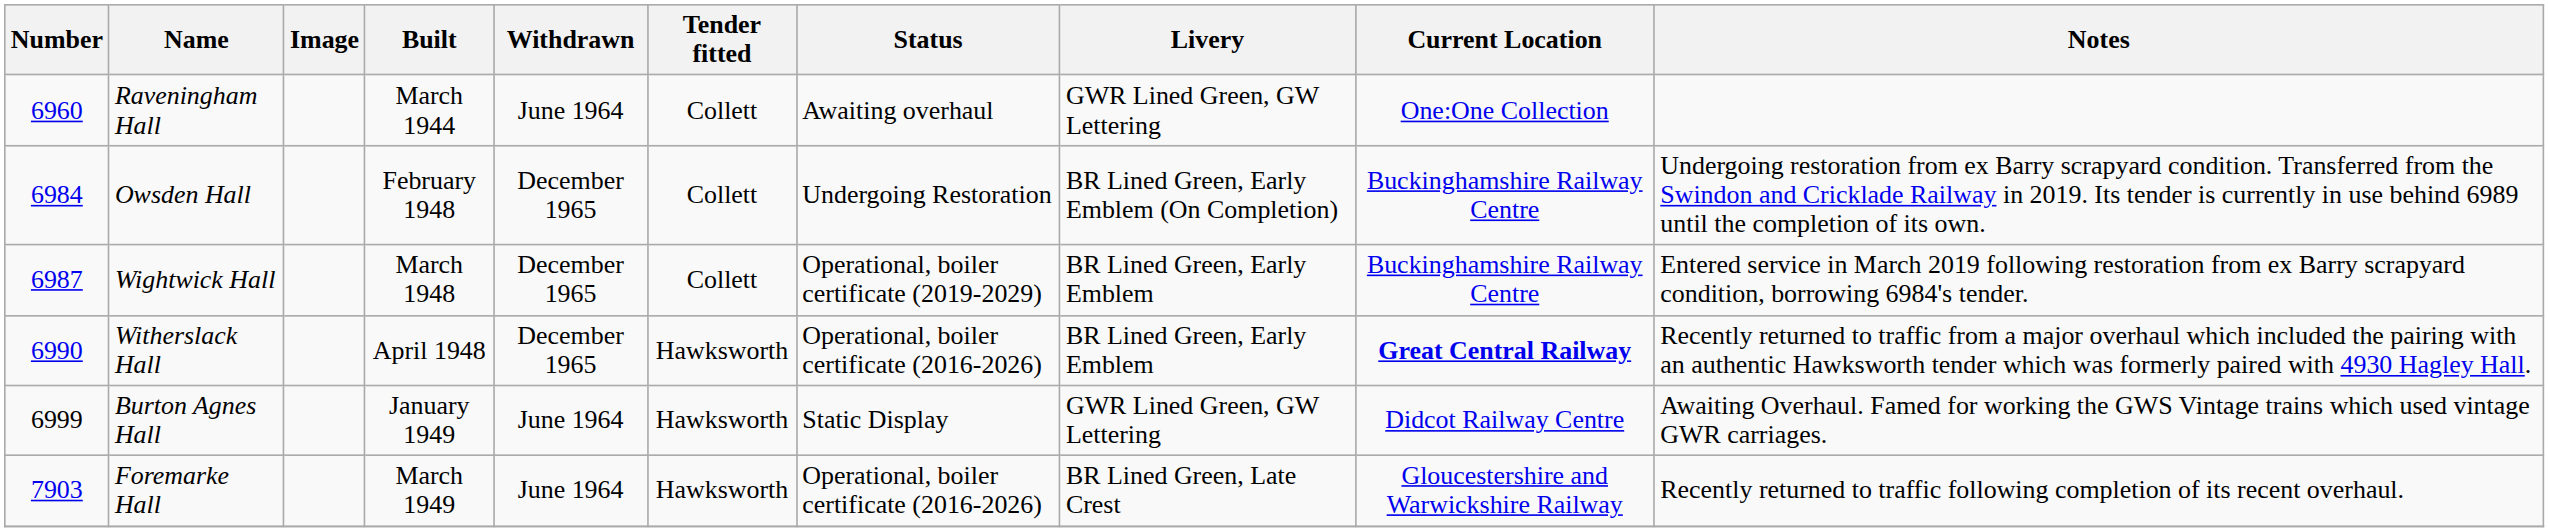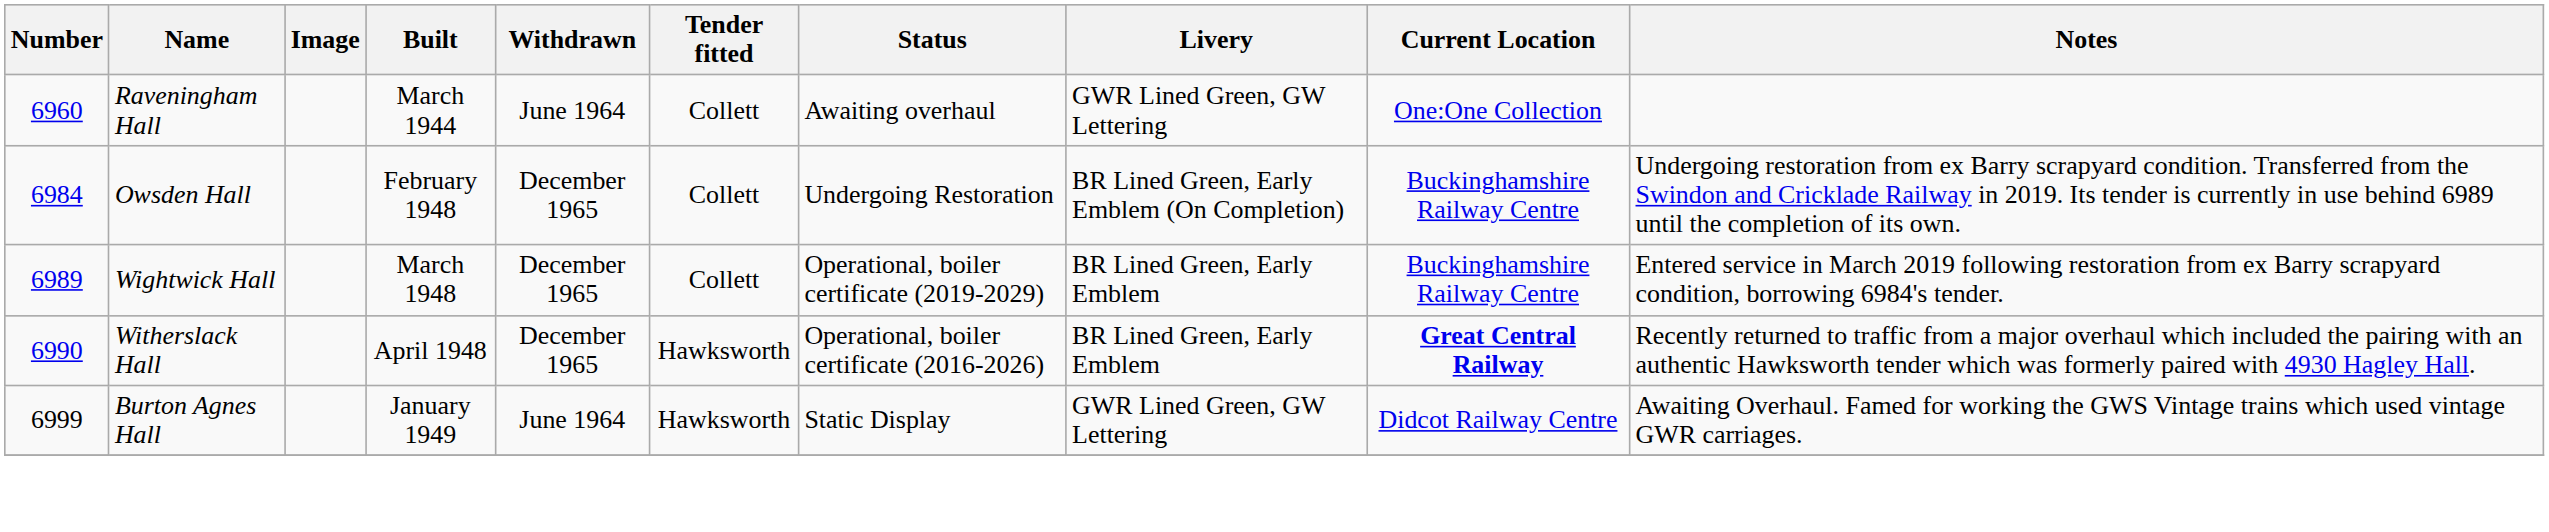(57, 279) 6987 -> (57, 279) 6989
- row: (172, 490)
